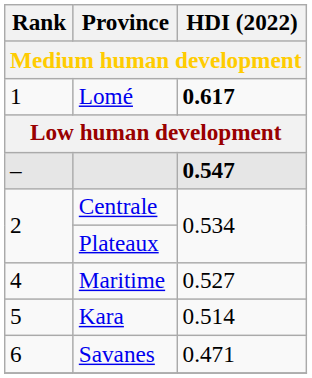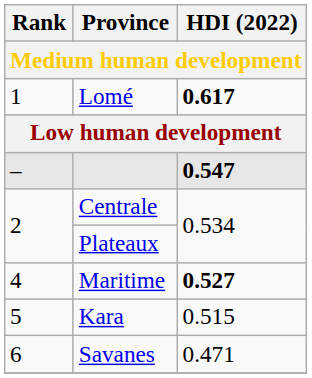(209, 280) normal -> (209, 280) bold
(209, 317) 0.514 -> (209, 317) 0.515
